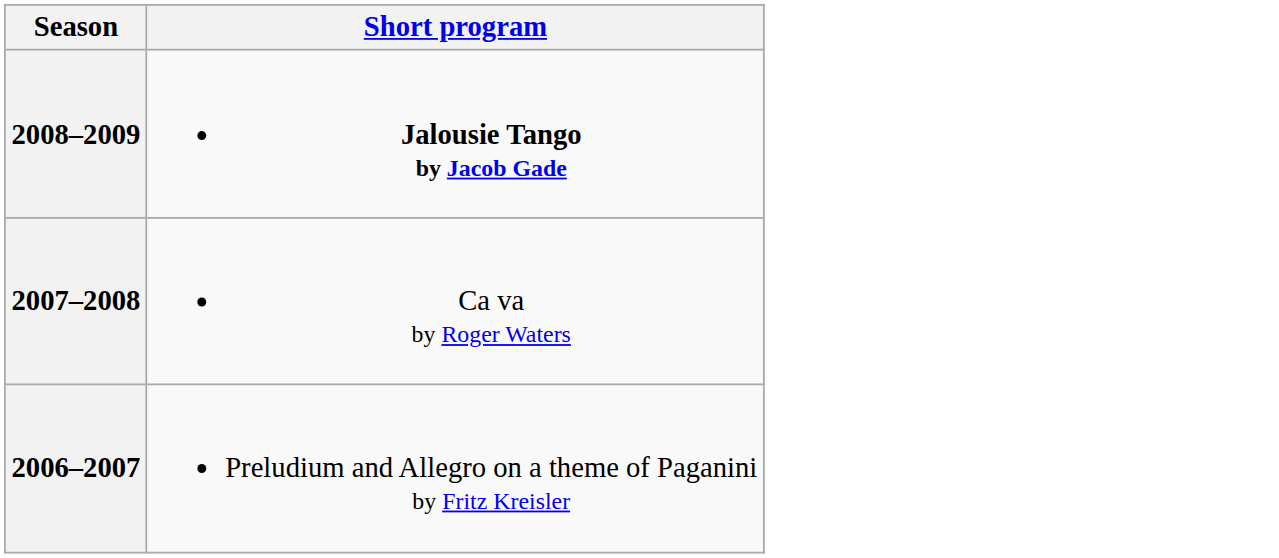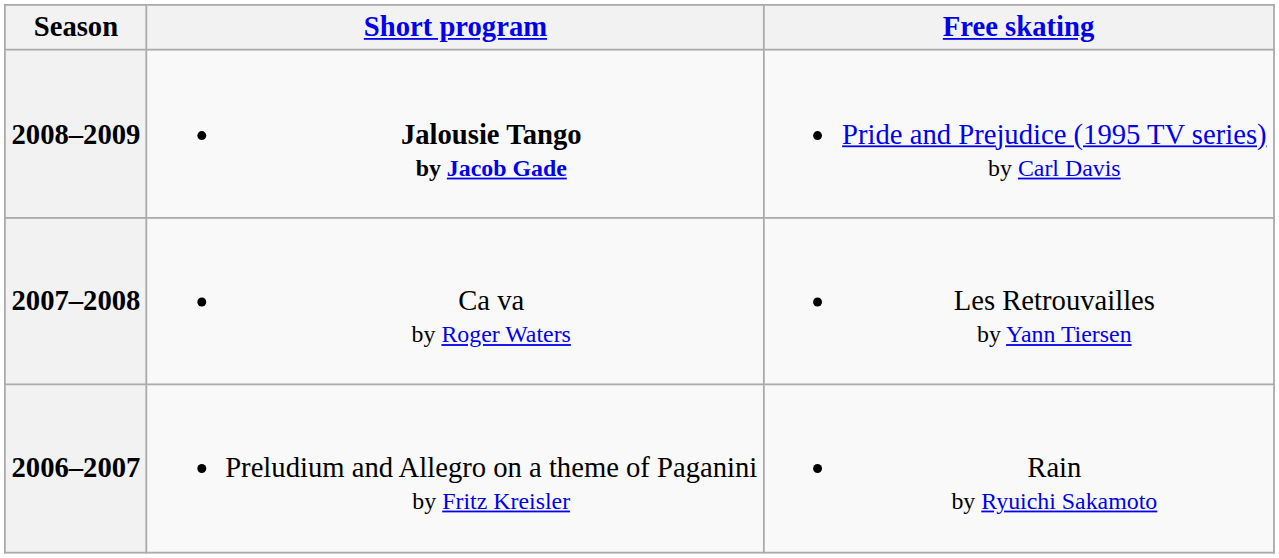+ column: (1019, 27)
